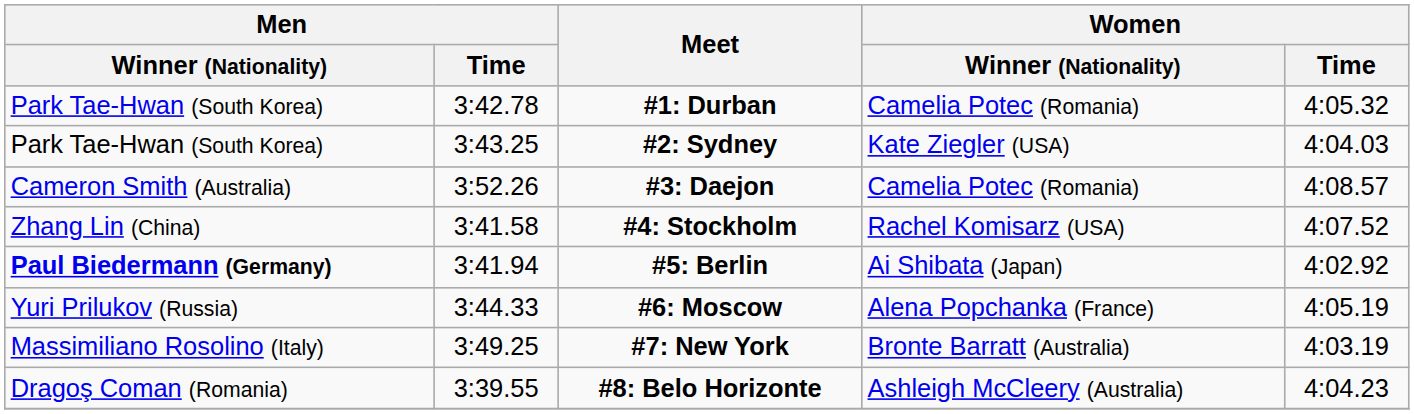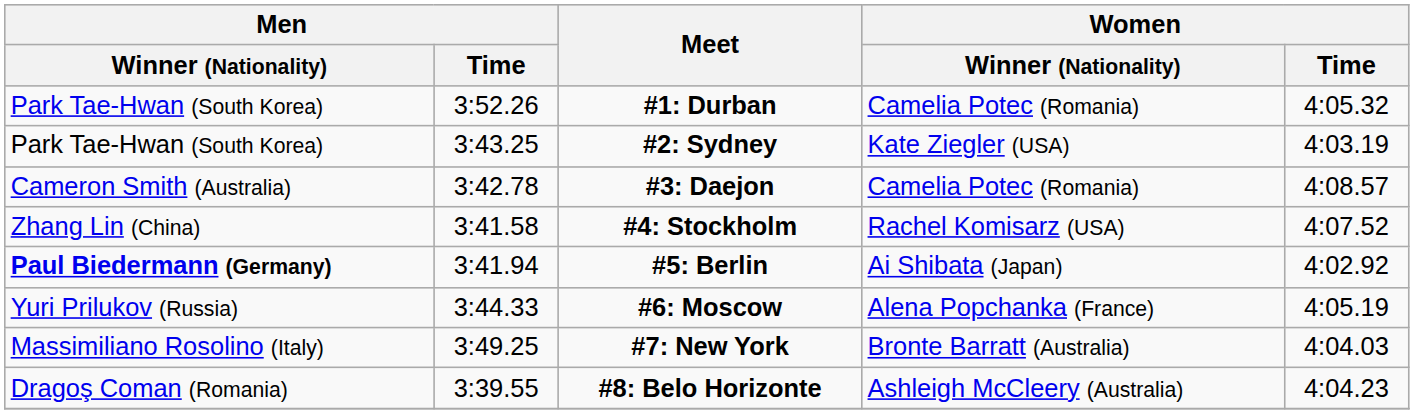(496, 105) 3:42.78 -> (496, 105) 3:52.26
(1346, 145) 4:04.03 -> (1346, 145) 4:03.19
(496, 186) 3:52.26 -> (496, 186) 3:42.78
(1346, 347) 4:03.19 -> (1346, 347) 4:04.03
